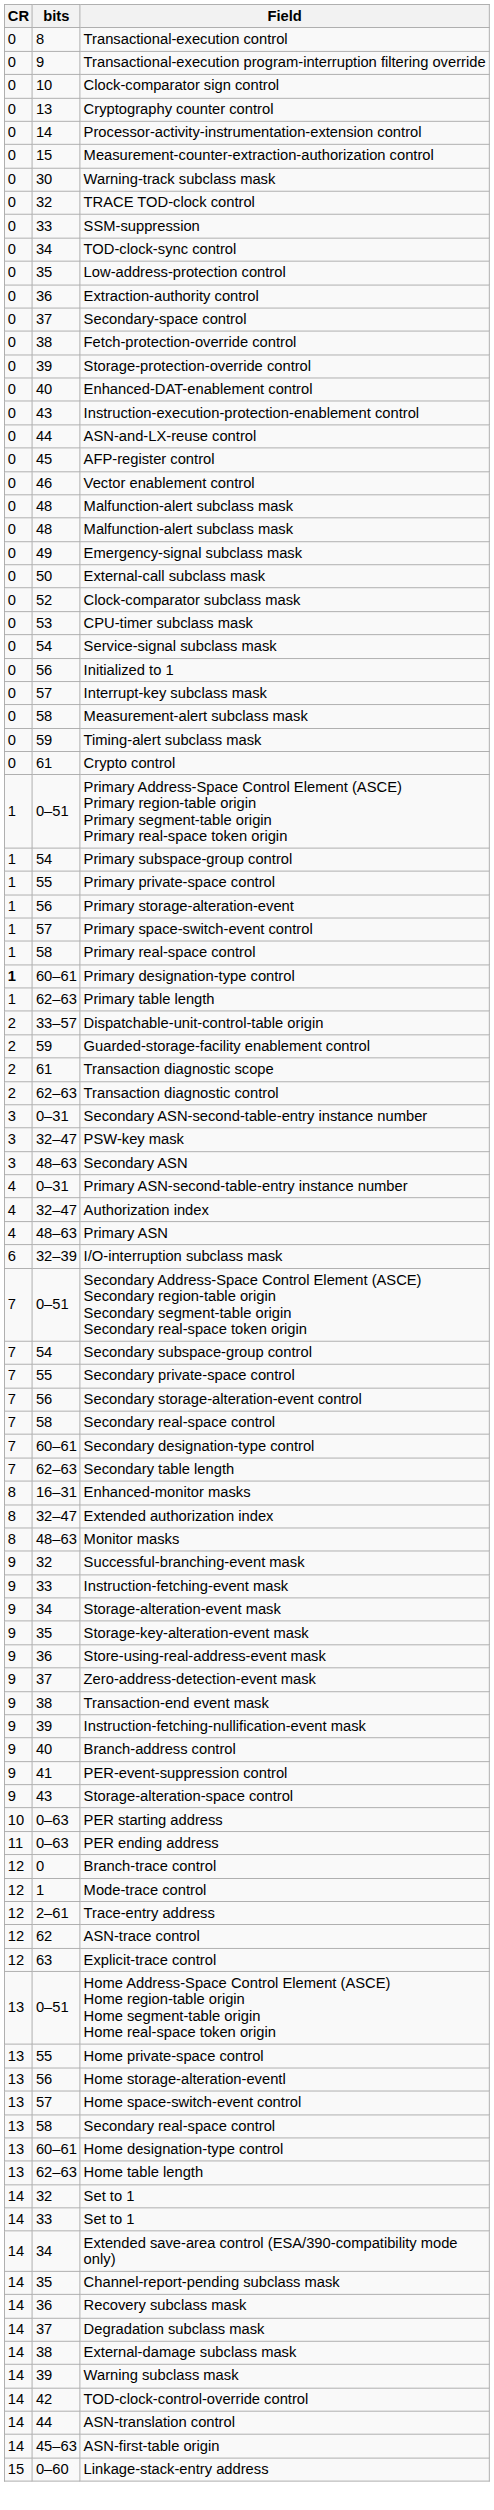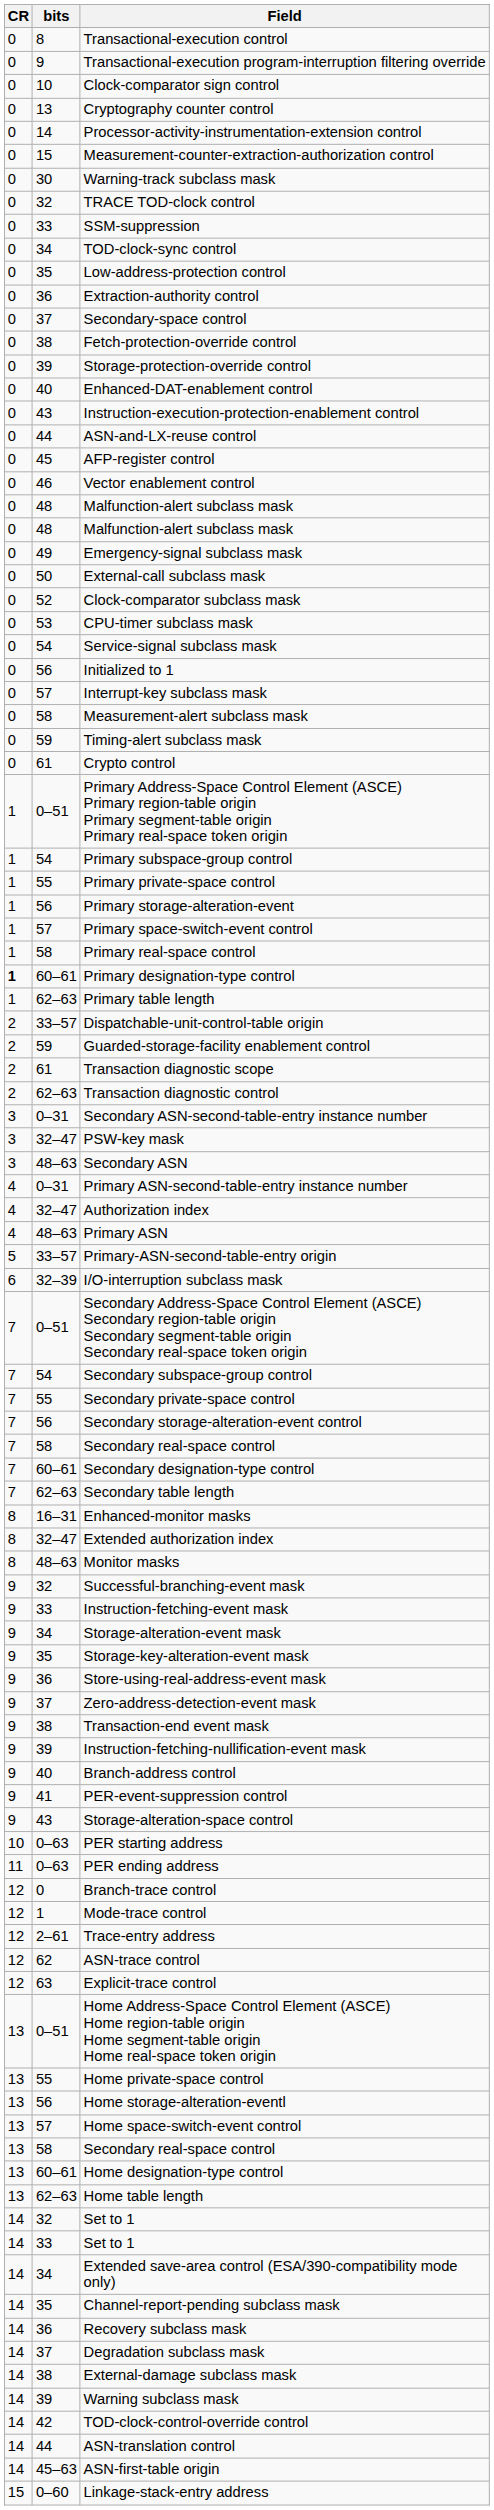+ row: (56, 1256)
